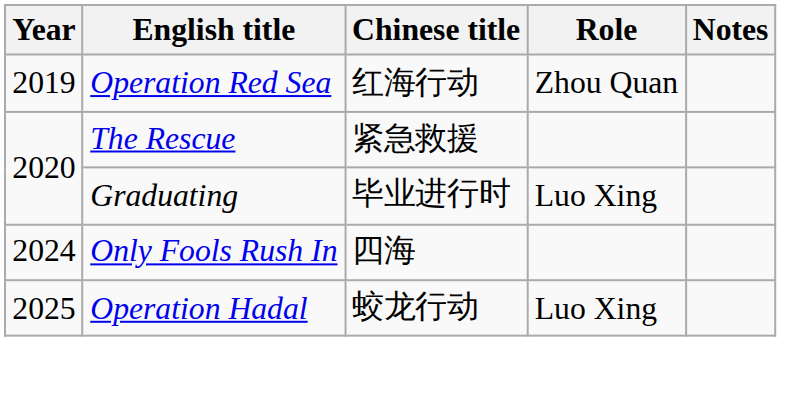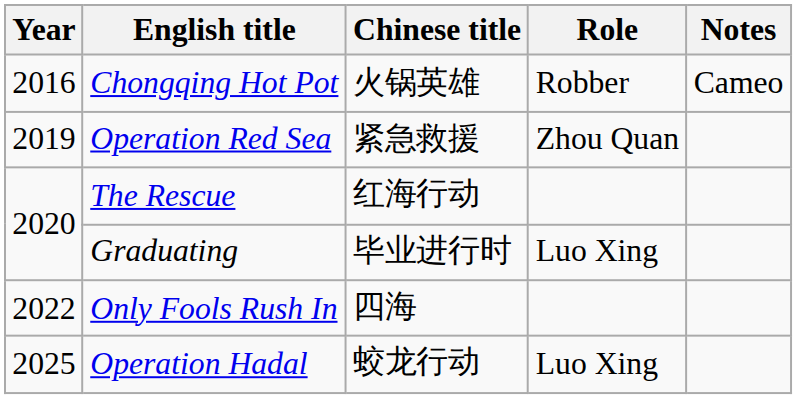+ row: (214, 82)
(415, 81) 红海行动 -> (416, 138) 紧急救援
(415, 138) 紧急救援 -> (416, 194) 红海行动
(44, 251) 2024 -> (44, 307) 2022
